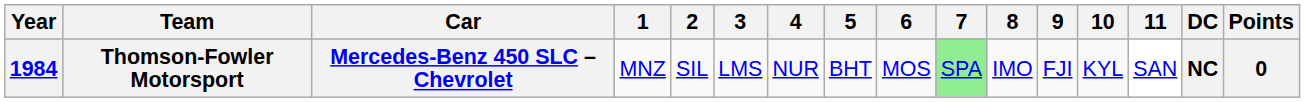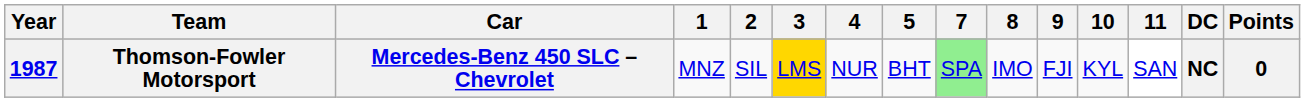- column: (906, 22)
(34, 68) 1984 -> (34, 68) 1987
(740, 68) no background -> (799, 68) gold background
